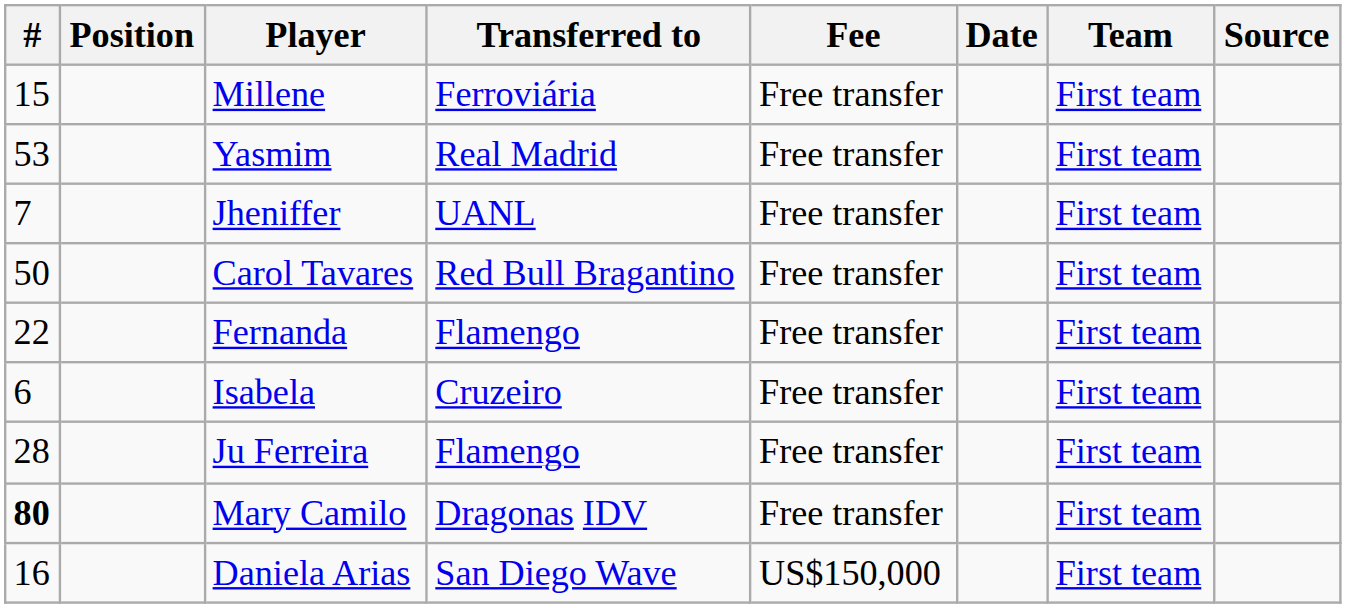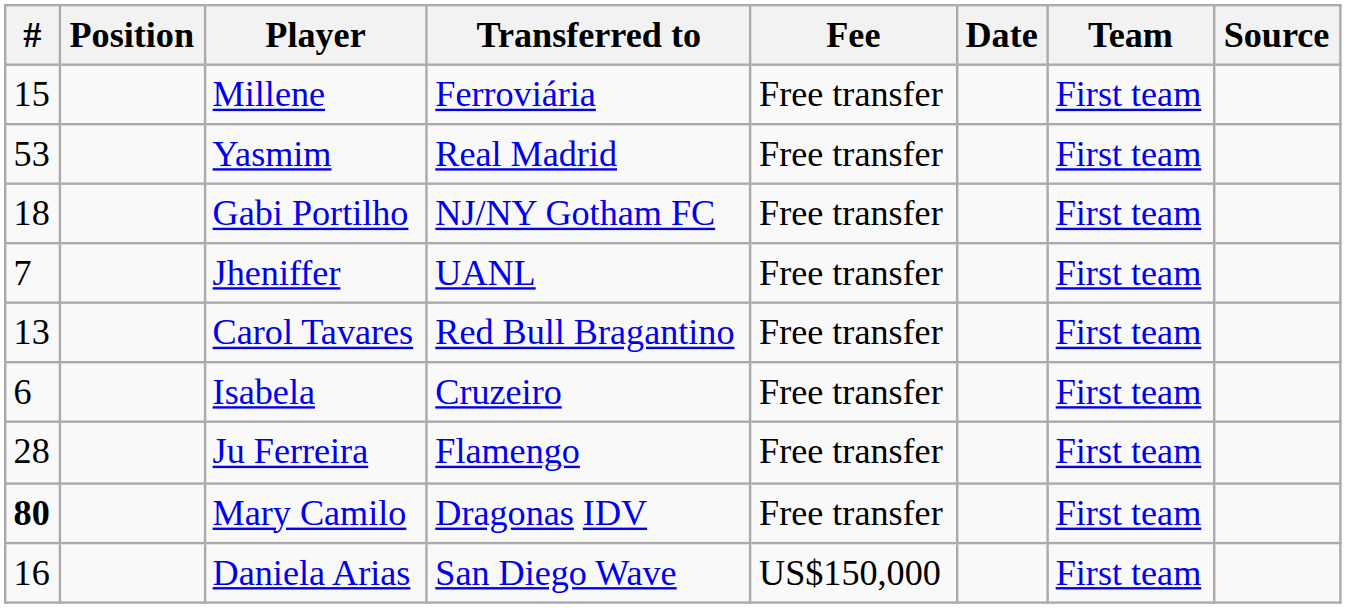+ row: (311, 213)
(32, 273) 50 -> (32, 332) 13
- row: (280, 332)
